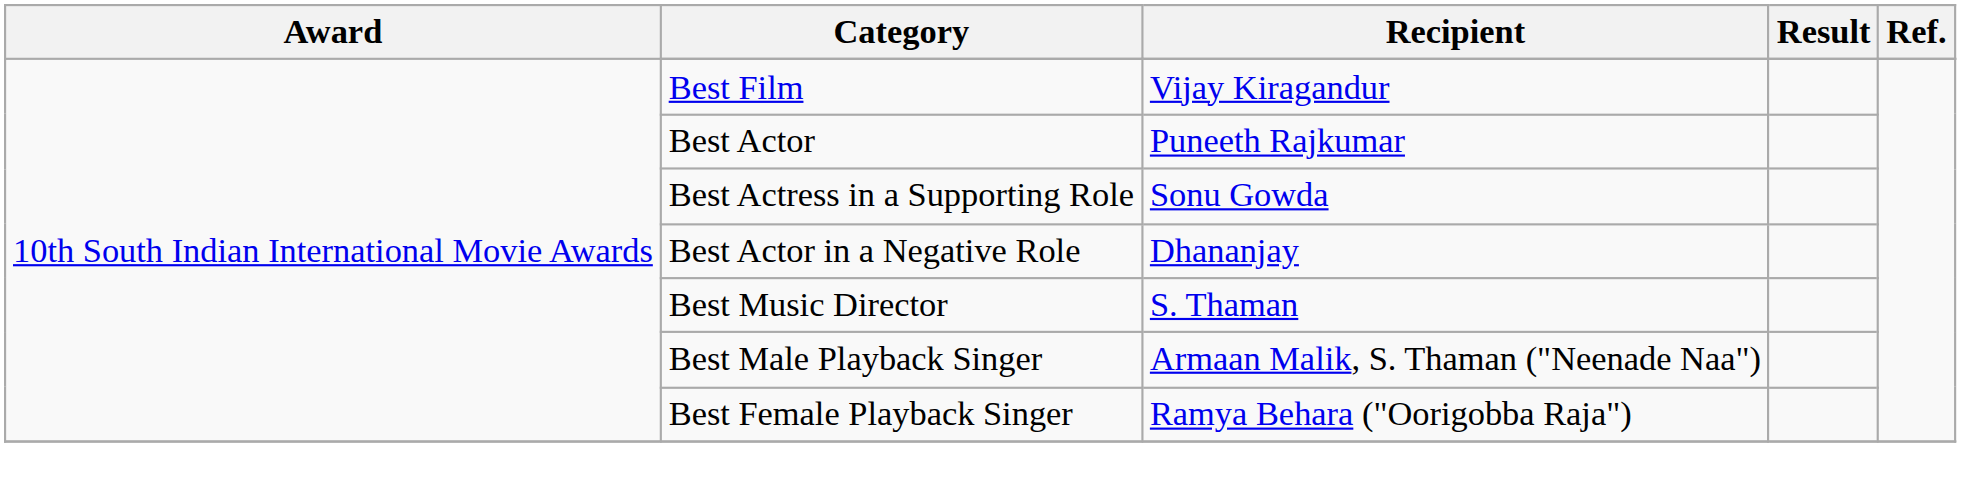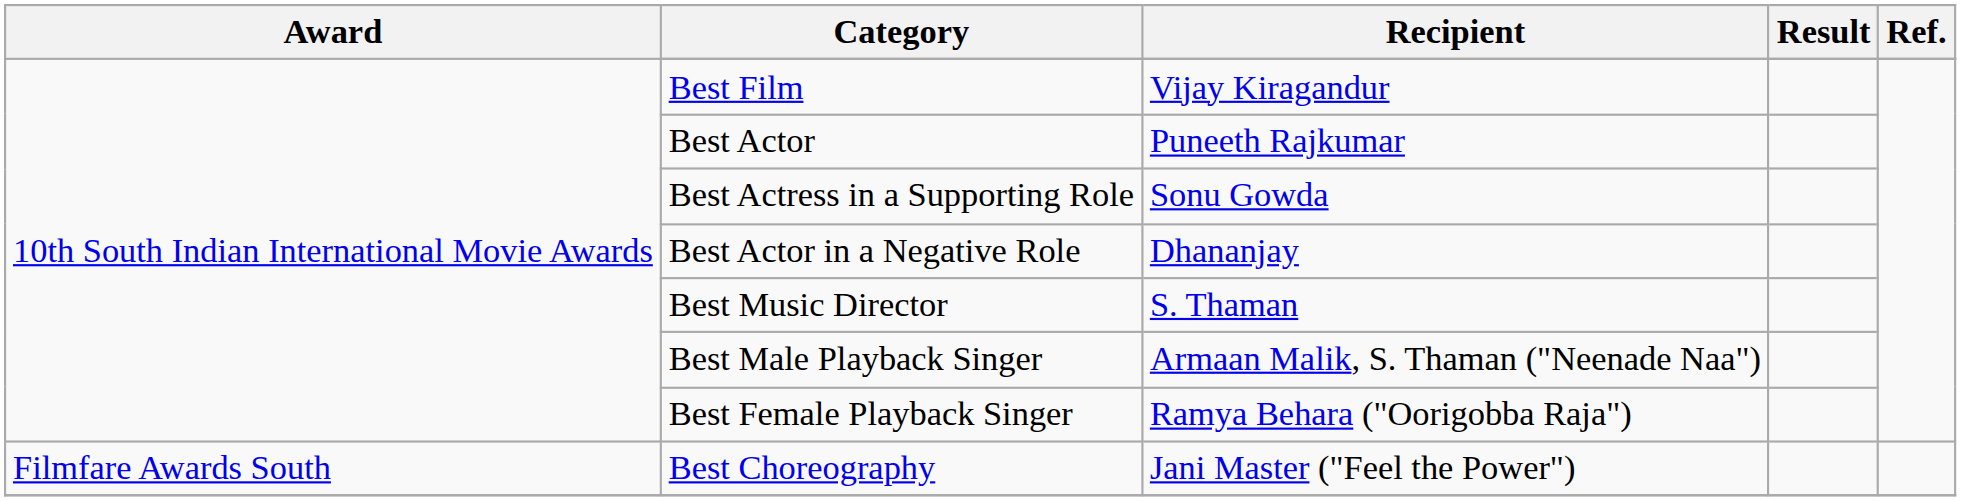+ row: (802, 468)
